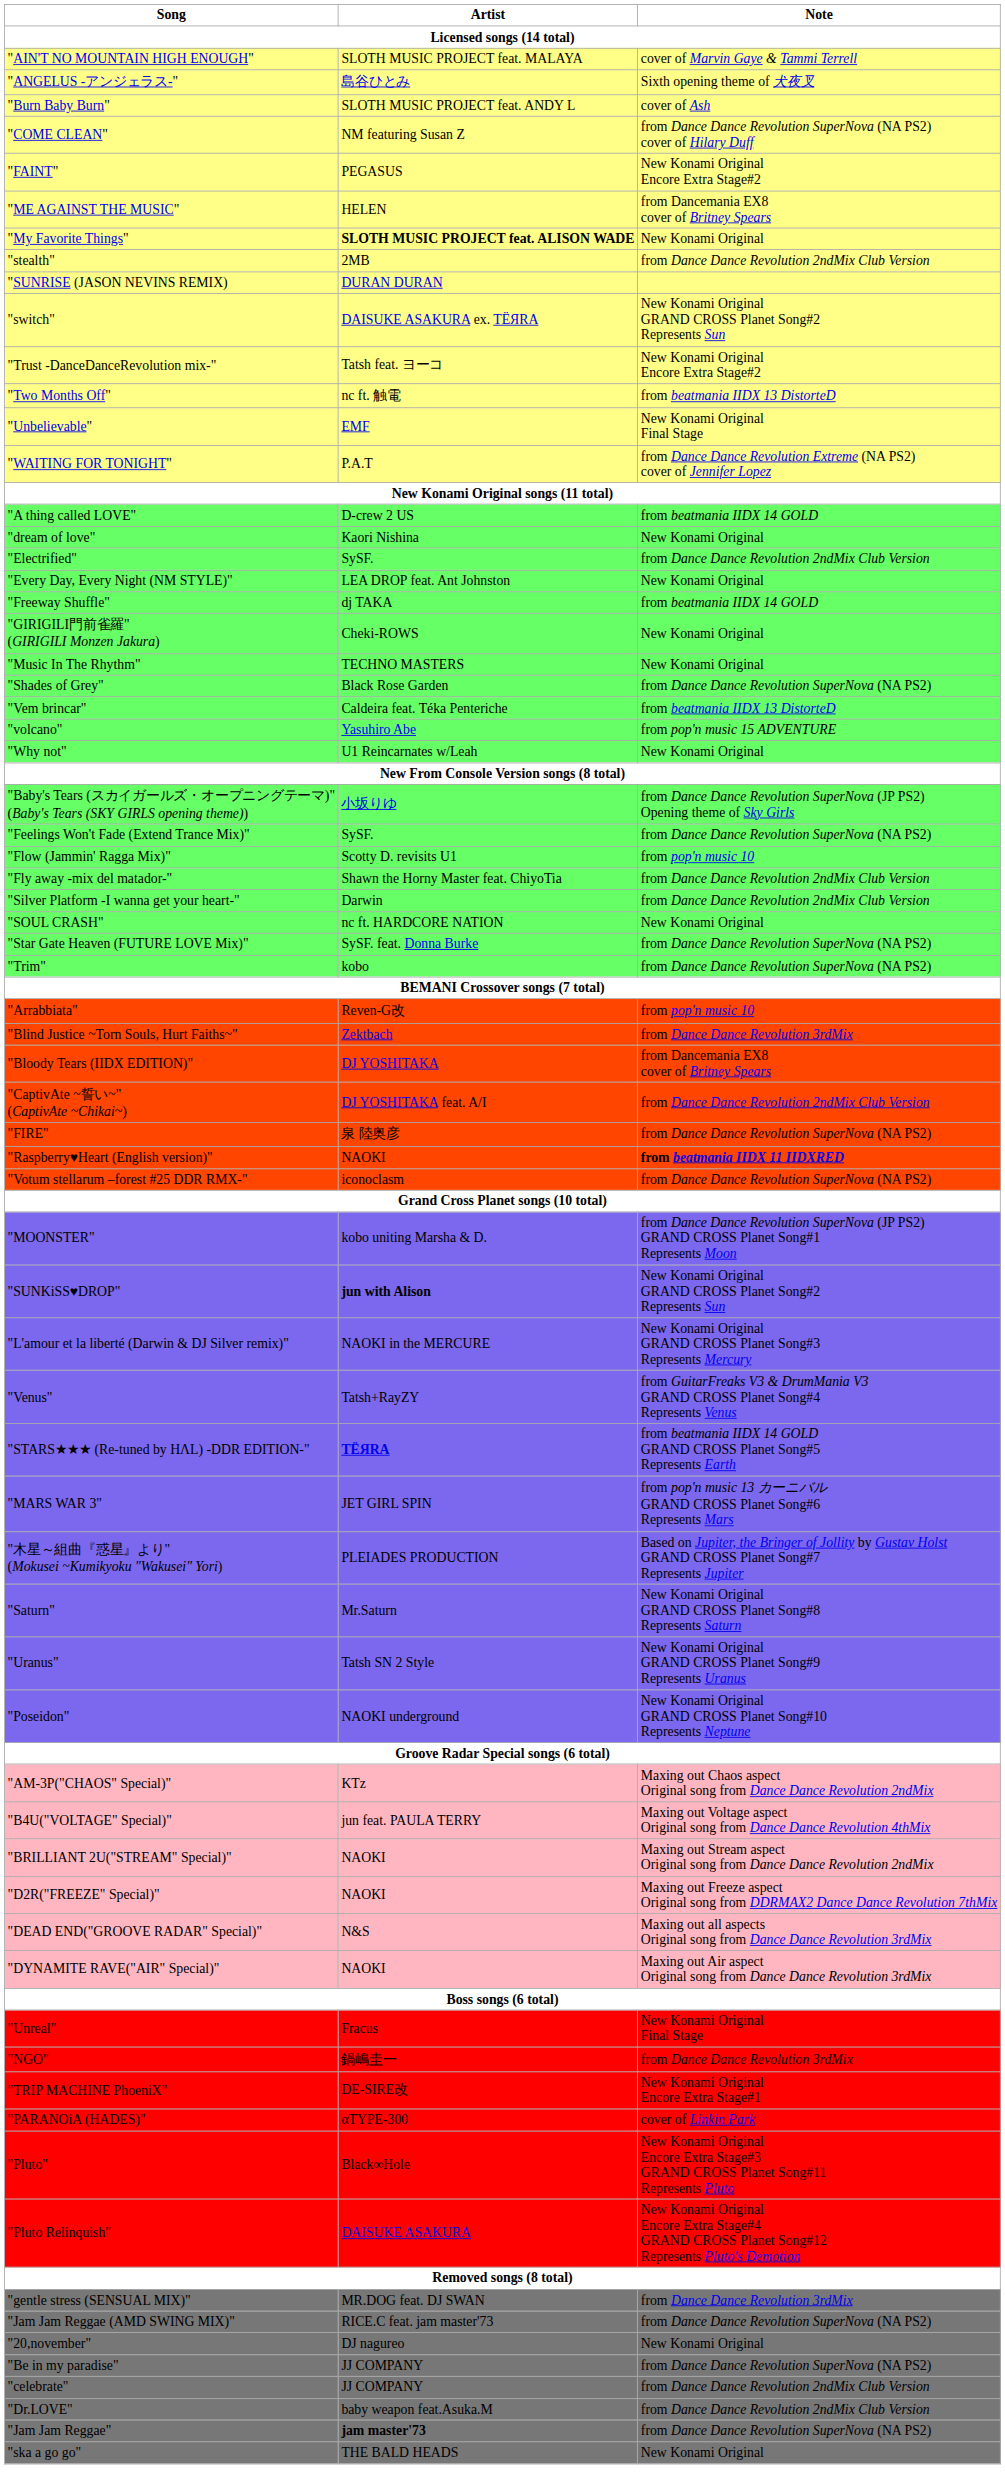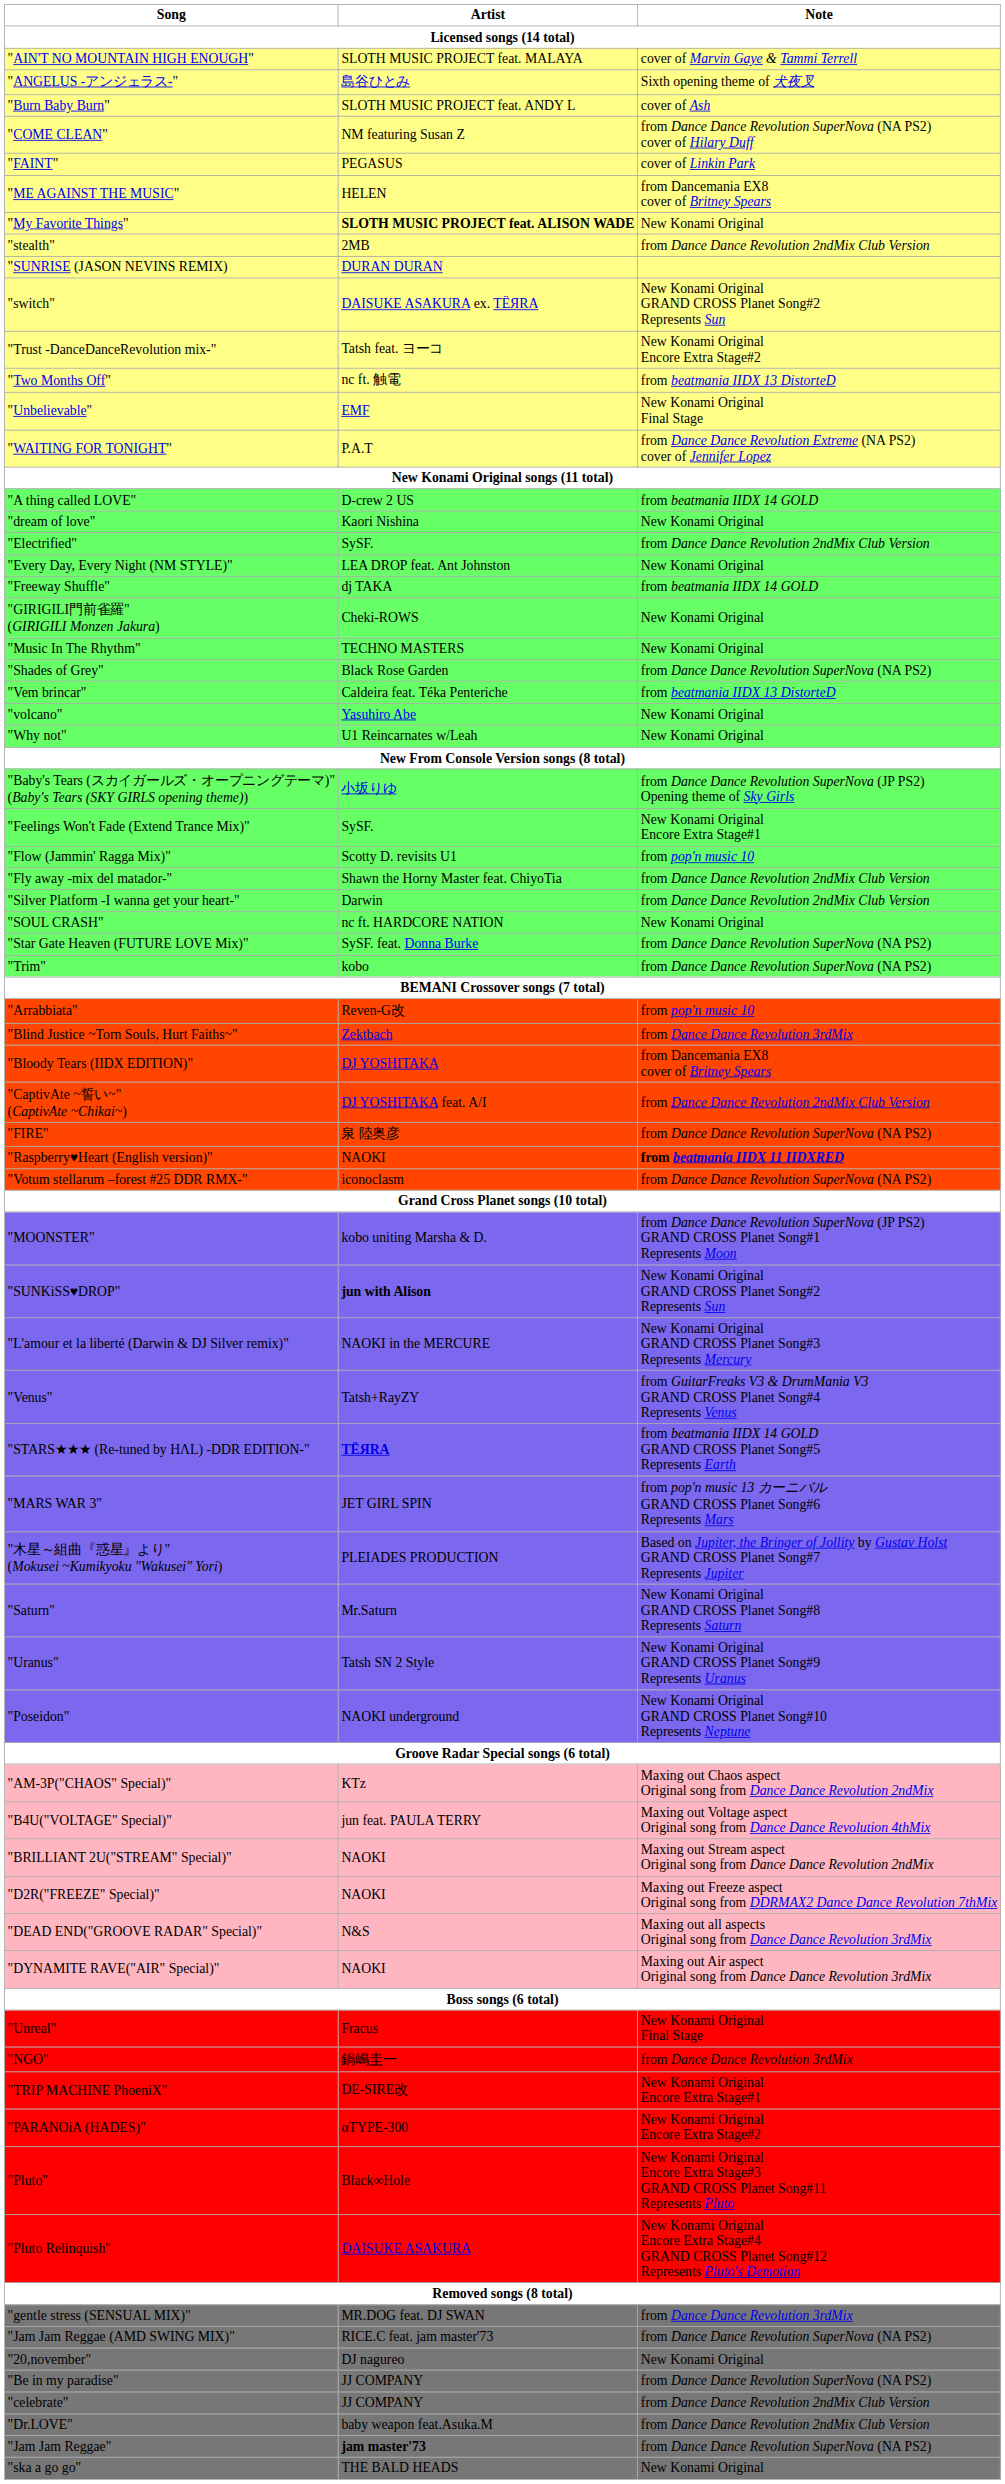(702, 172) New Konami Original Encore Extra Stage#2 -> (698, 164) cover of Linkin Park
(738, 729) from pop'n music 15 ADVENTURE -> (702, 714) New Konami Original
(786, 835) from Dance Dance Revolution SuperNova (NA PS2) -> (702, 827) New Konami Original Encore Extra Stage#1
(698, 2119) cover of Linkin Park -> (702, 2127) New Konami Original Encore Extra Stage#2
